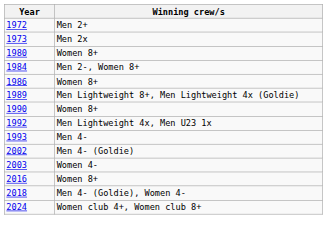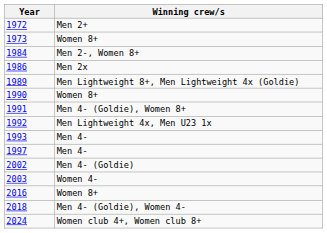(72, 39) Men 2x -> (77, 39) Women 8+
- row: (17, 53)
(77, 81) Women 8+ -> (72, 67) Men 2x
+ row: (17, 109)
+ row: (17, 151)
